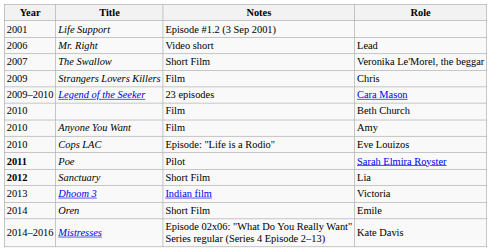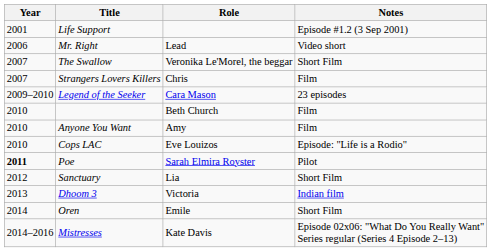columns swapped: (421, 12) <-> (259, 12)
(17, 78) 2009 -> (17, 78) 2007
(17, 177) bold -> (17, 177) normal
